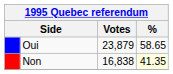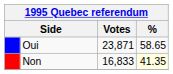(118, 45) 23,879 -> (118, 45) 23,871
(118, 62) 16,838 -> (118, 62) 16,833
